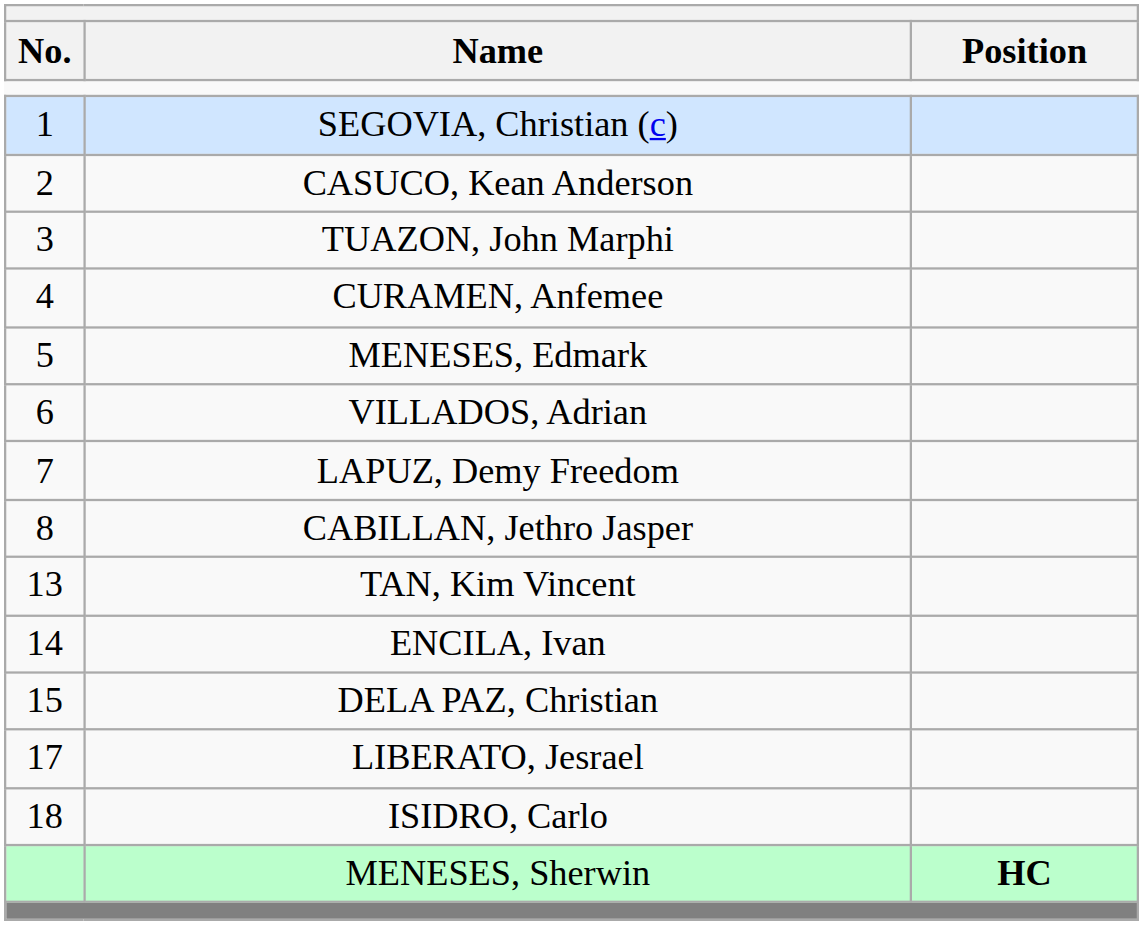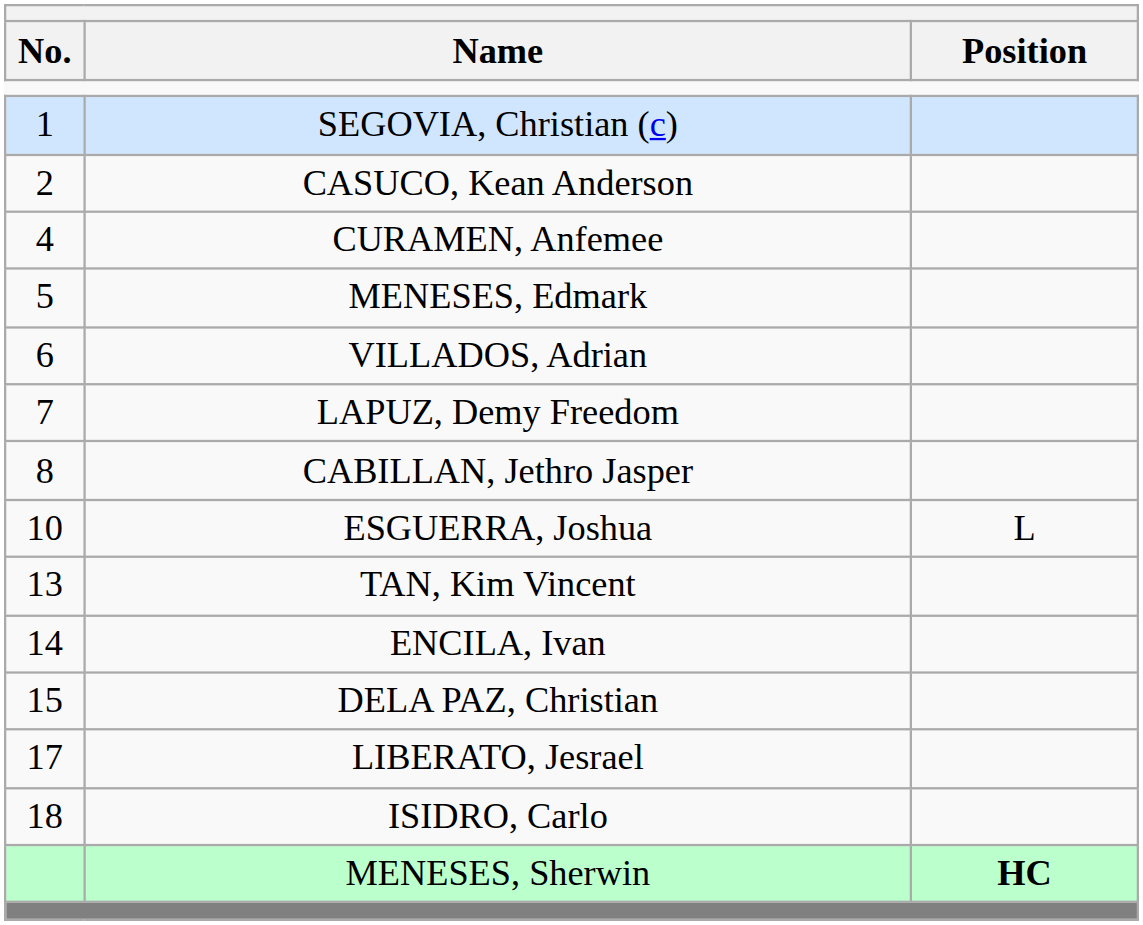- row: (45, 239)
+ row: (45, 527)
